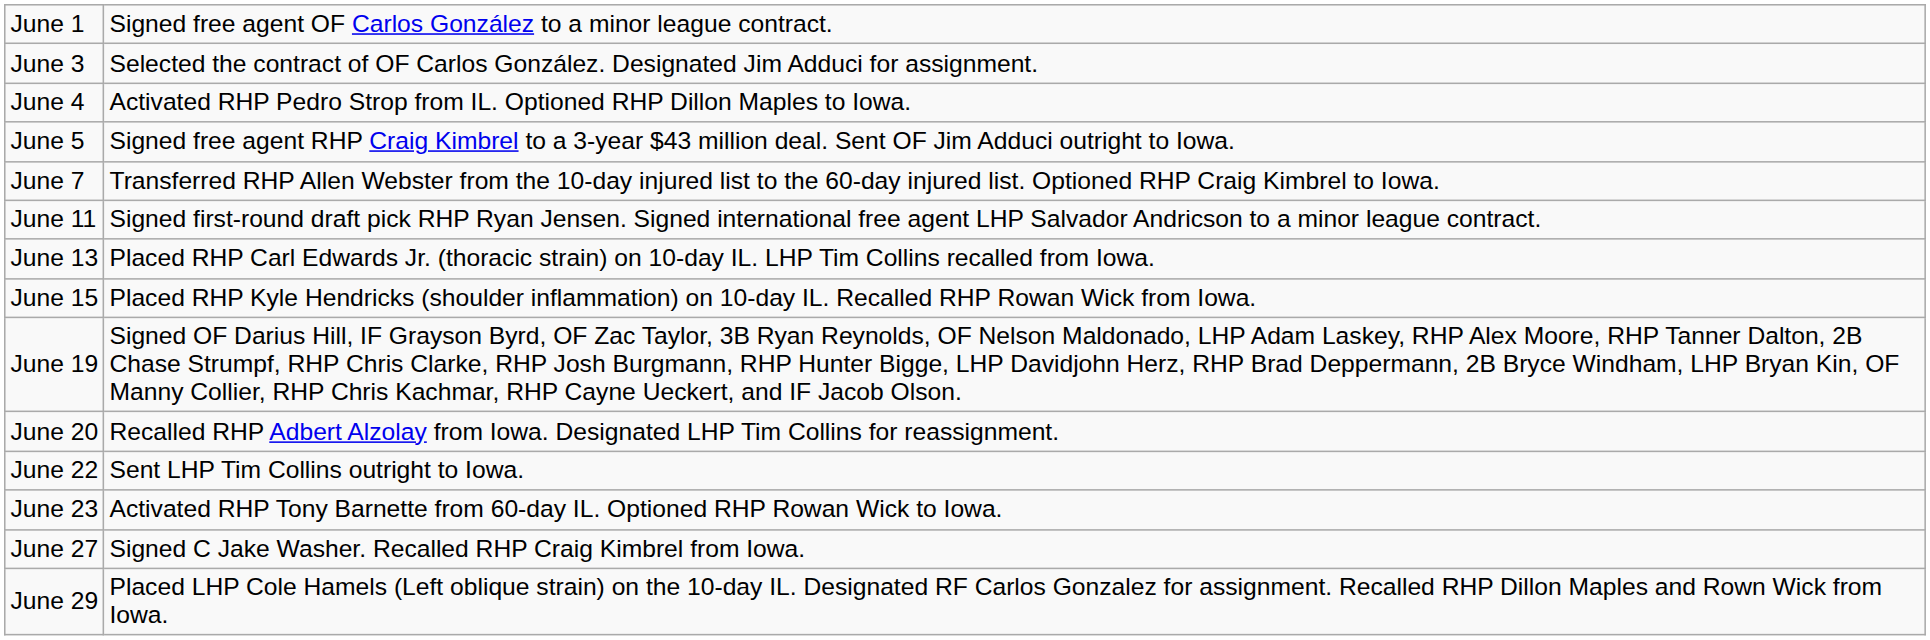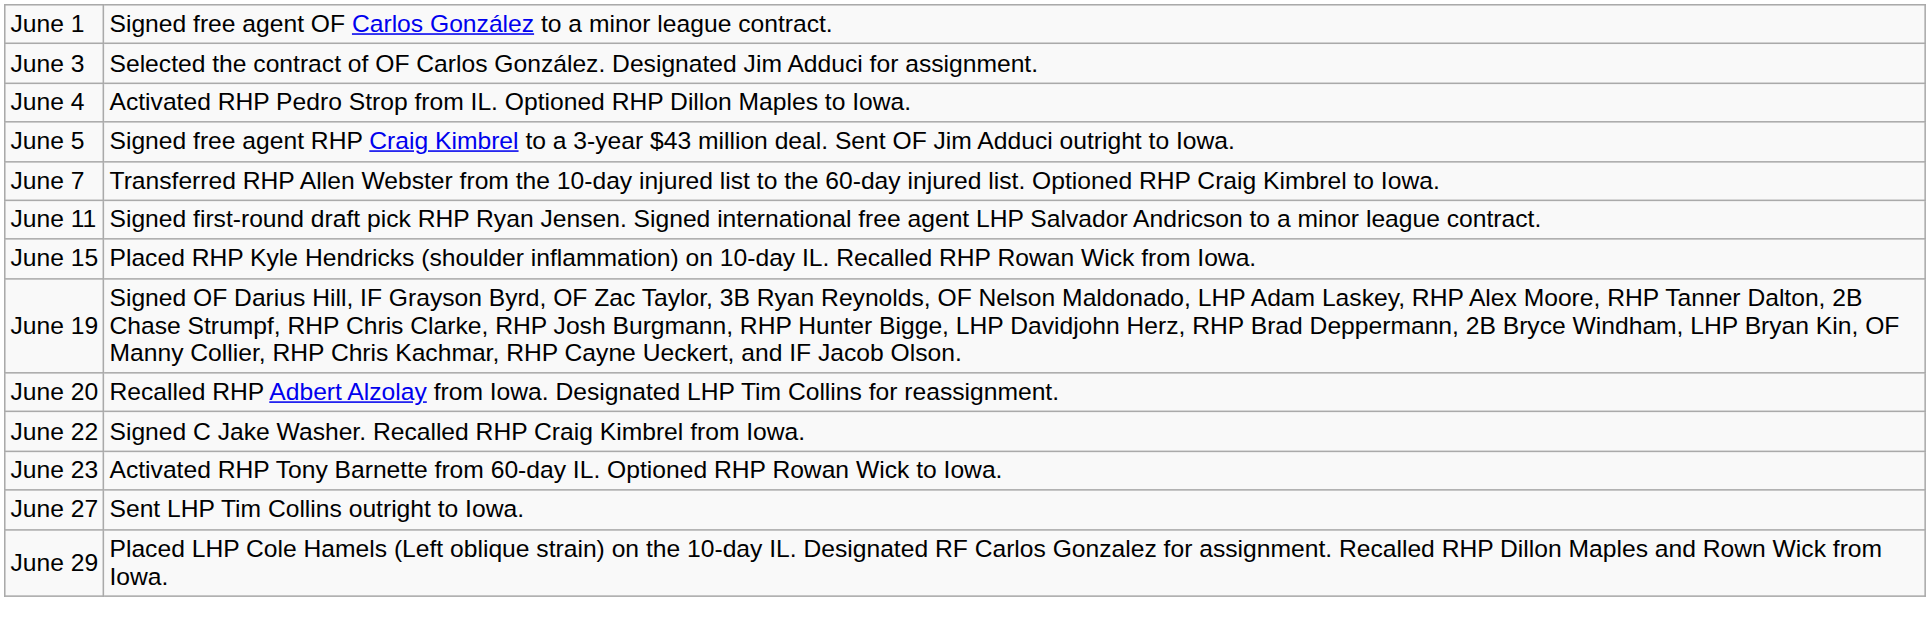- row: (54, 258)
(317, 470) Sent LHP Tim Collins outright to Iowa. -> (457, 431) Signed C Jake Washer. Recalled RHP Craig Kimbrel from Iowa.
(457, 548) Signed C Jake Washer. Recalled RHP Craig Kimbrel from Iowa. -> (317, 509) Sent LHP Tim Collins outright to Iowa.
